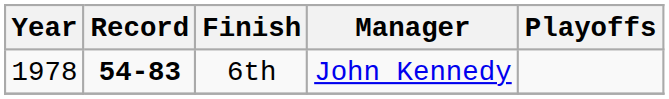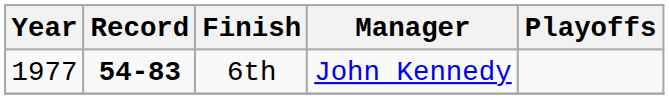(45, 72) 1978 -> (45, 72) 1977
